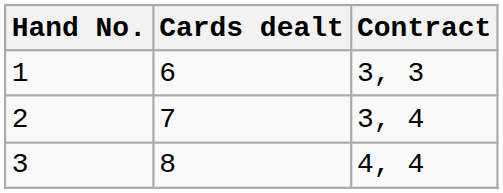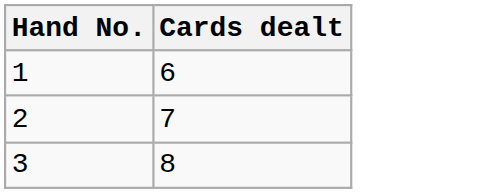- column: (424, 28)
